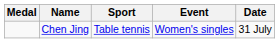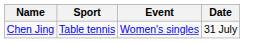- column: (22, 13)
